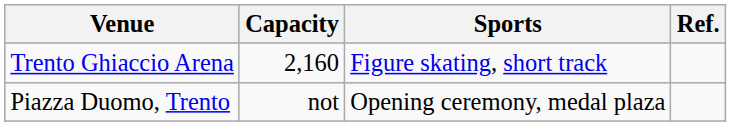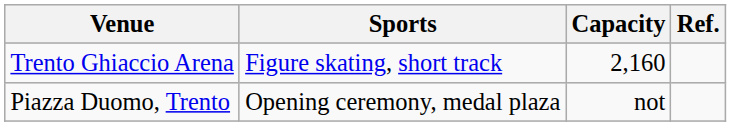columns swapped: (508, 23) <-> (292, 23)
